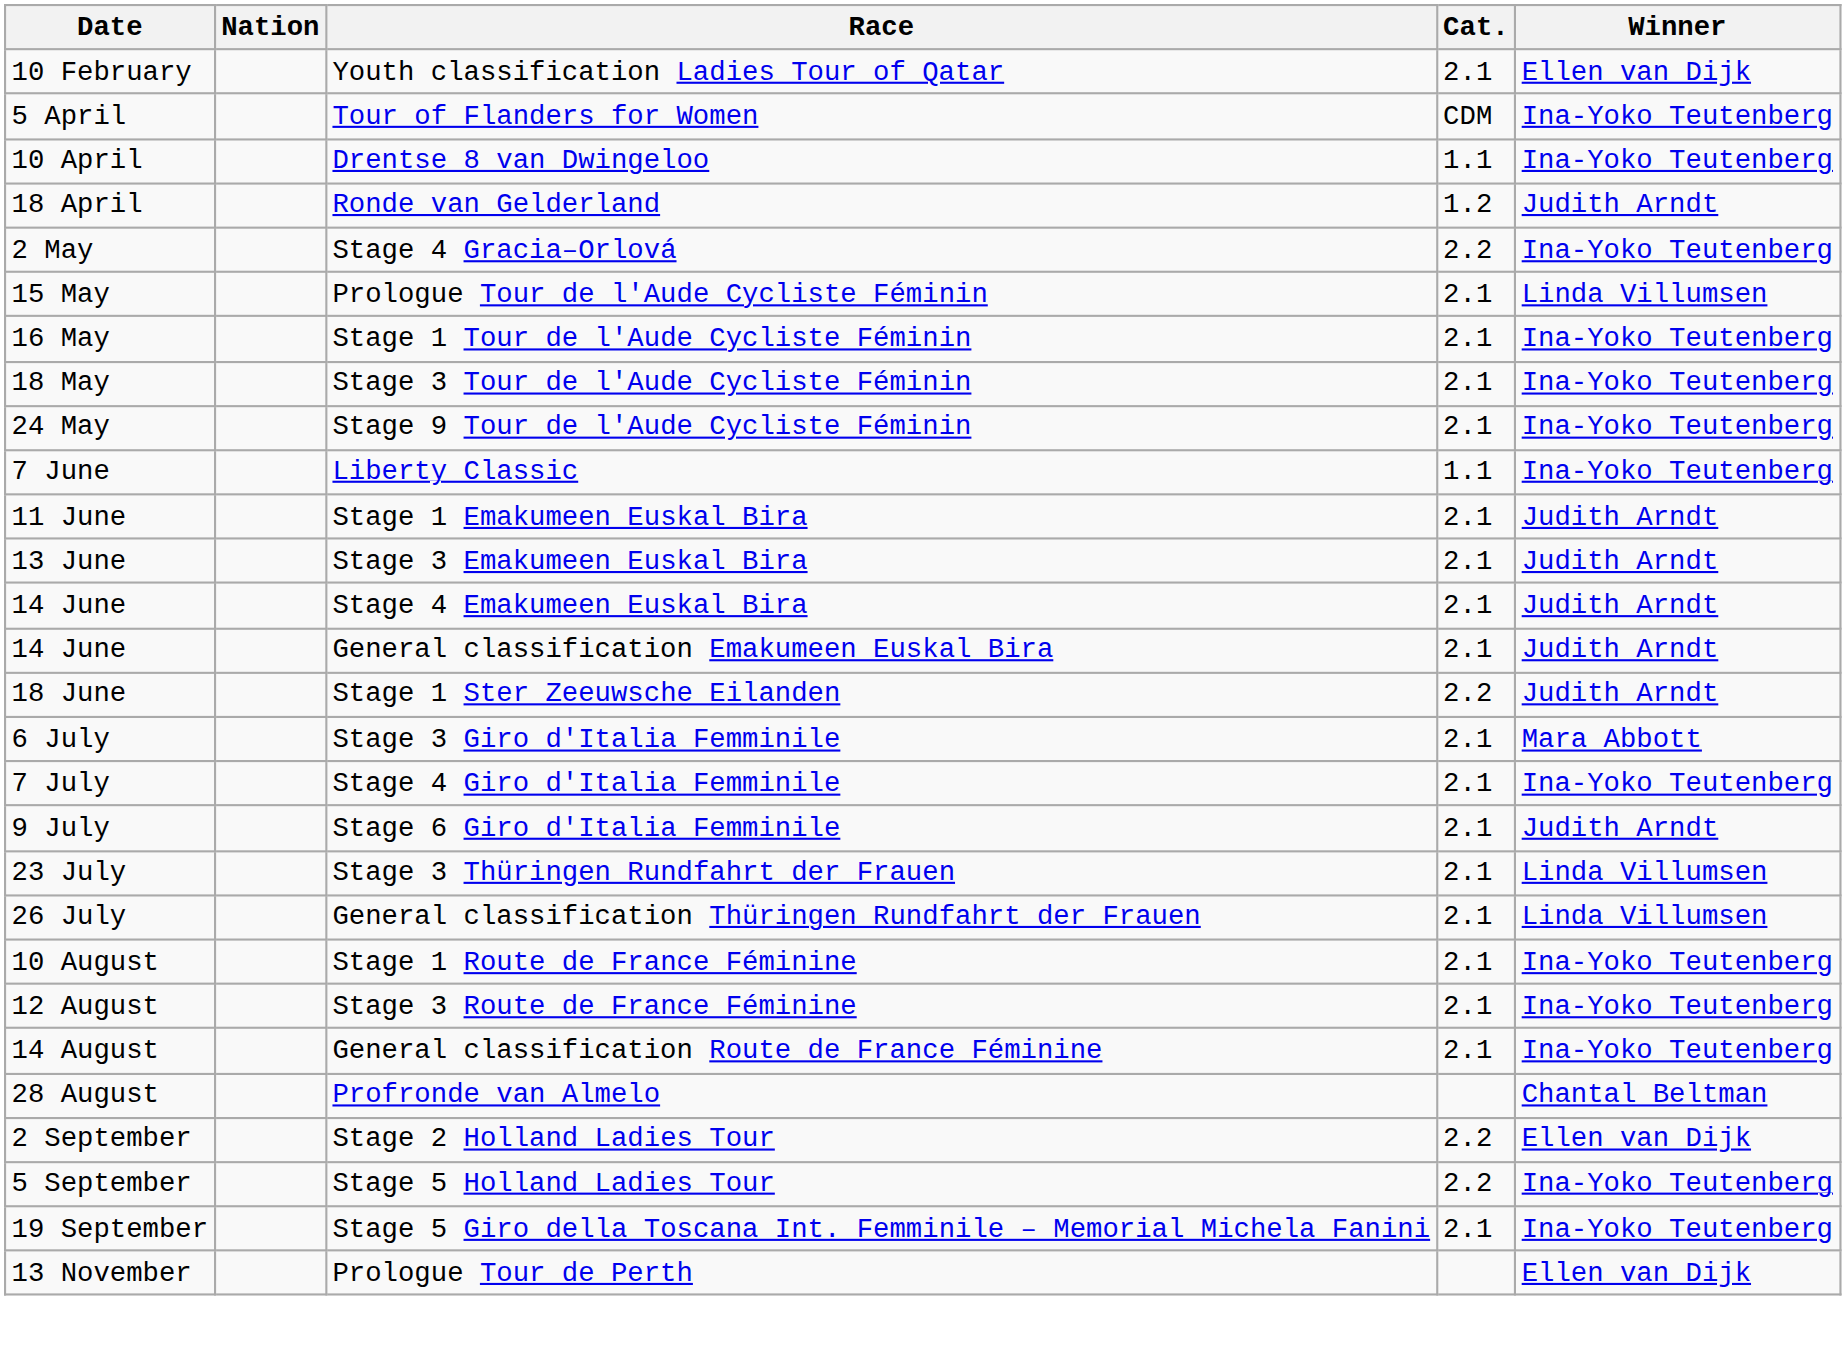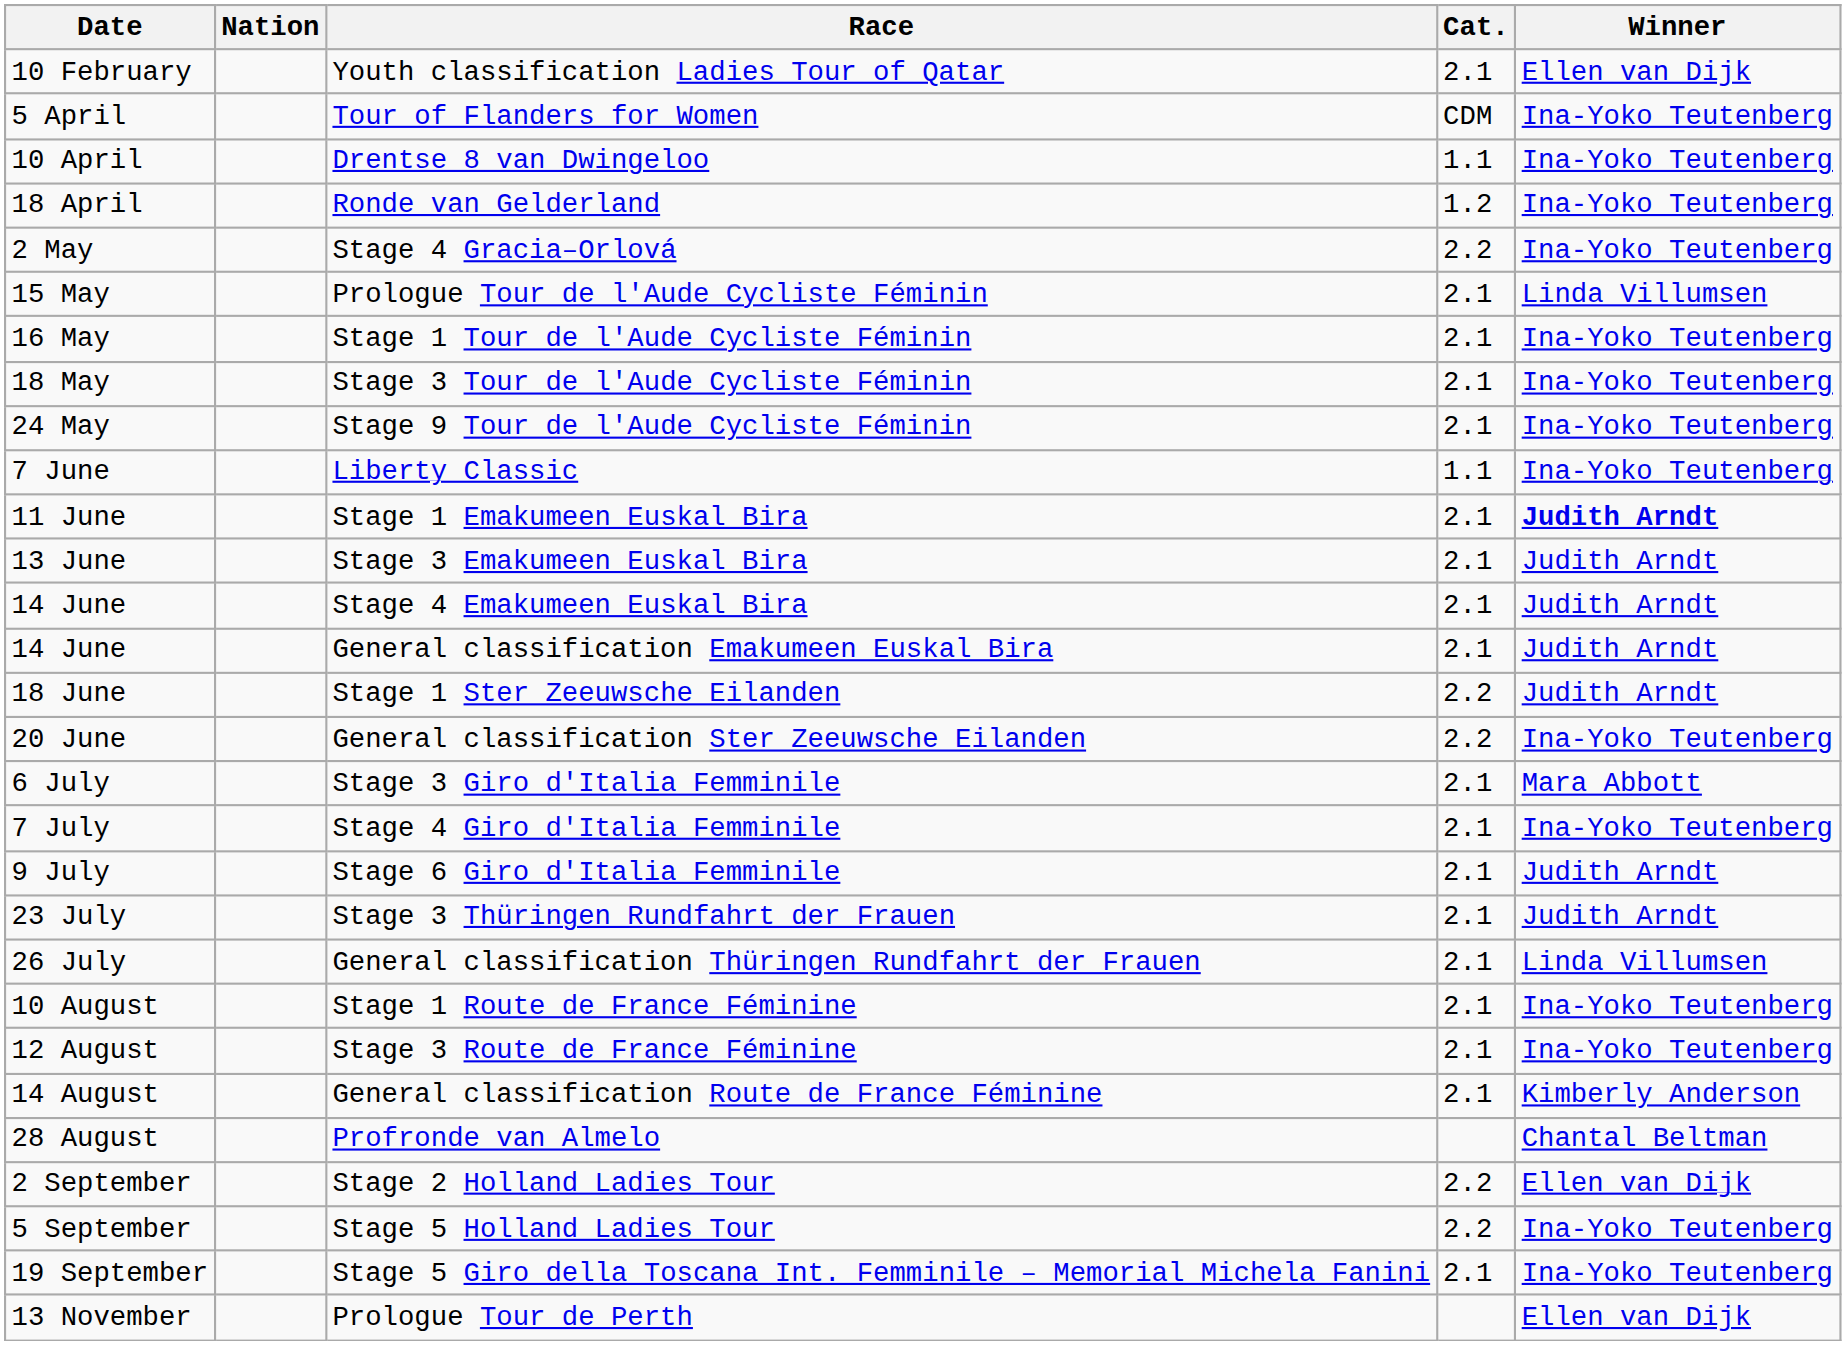(1620, 205) Judith Arndt -> (1677, 205) Ina-Yoko Teutenberg
(1620, 517) normal -> (1620, 517) bold
+ row: (709, 739)
(1645, 873) Linda Villumsen -> (1620, 917) Judith Arndt
(1677, 1051) Ina-Yoko Teutenberg -> (1661, 1095) Kimberly Anderson
